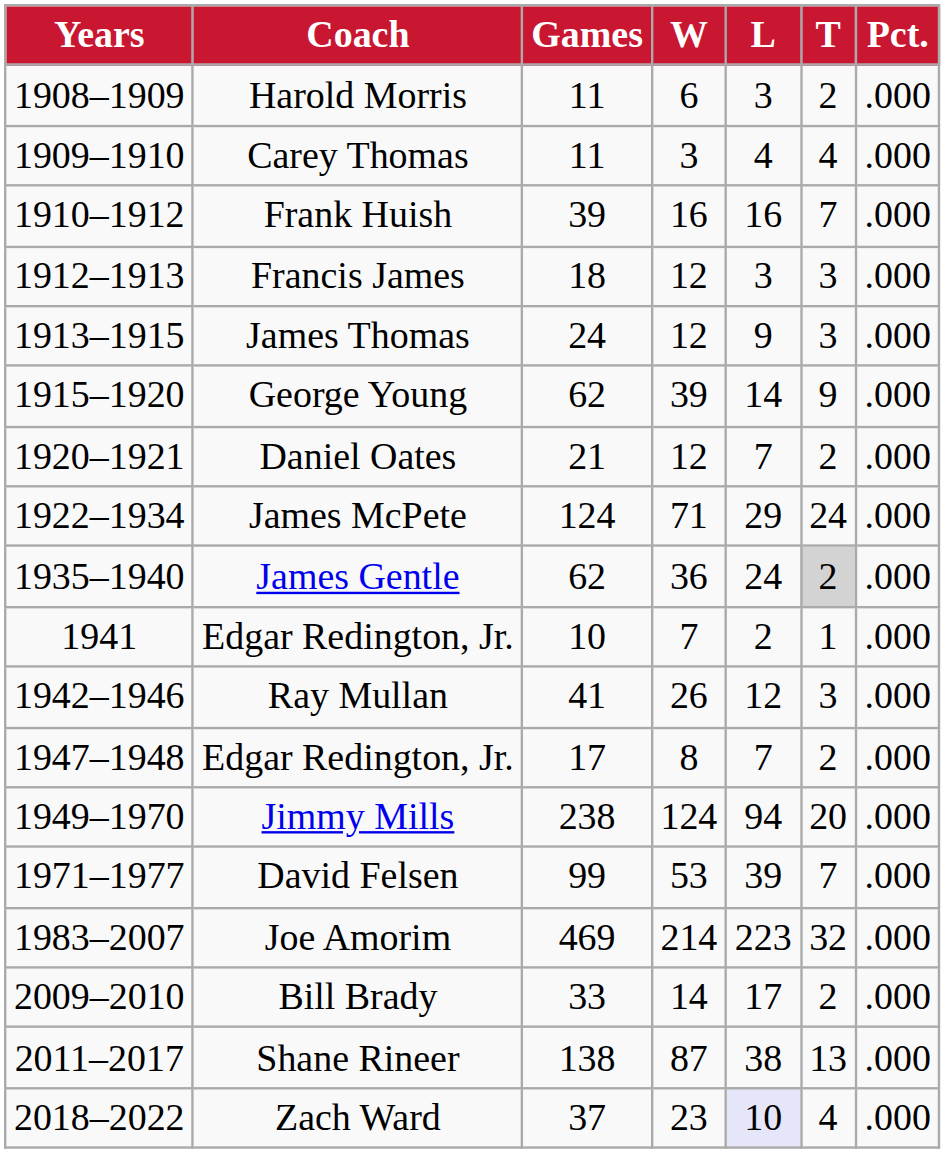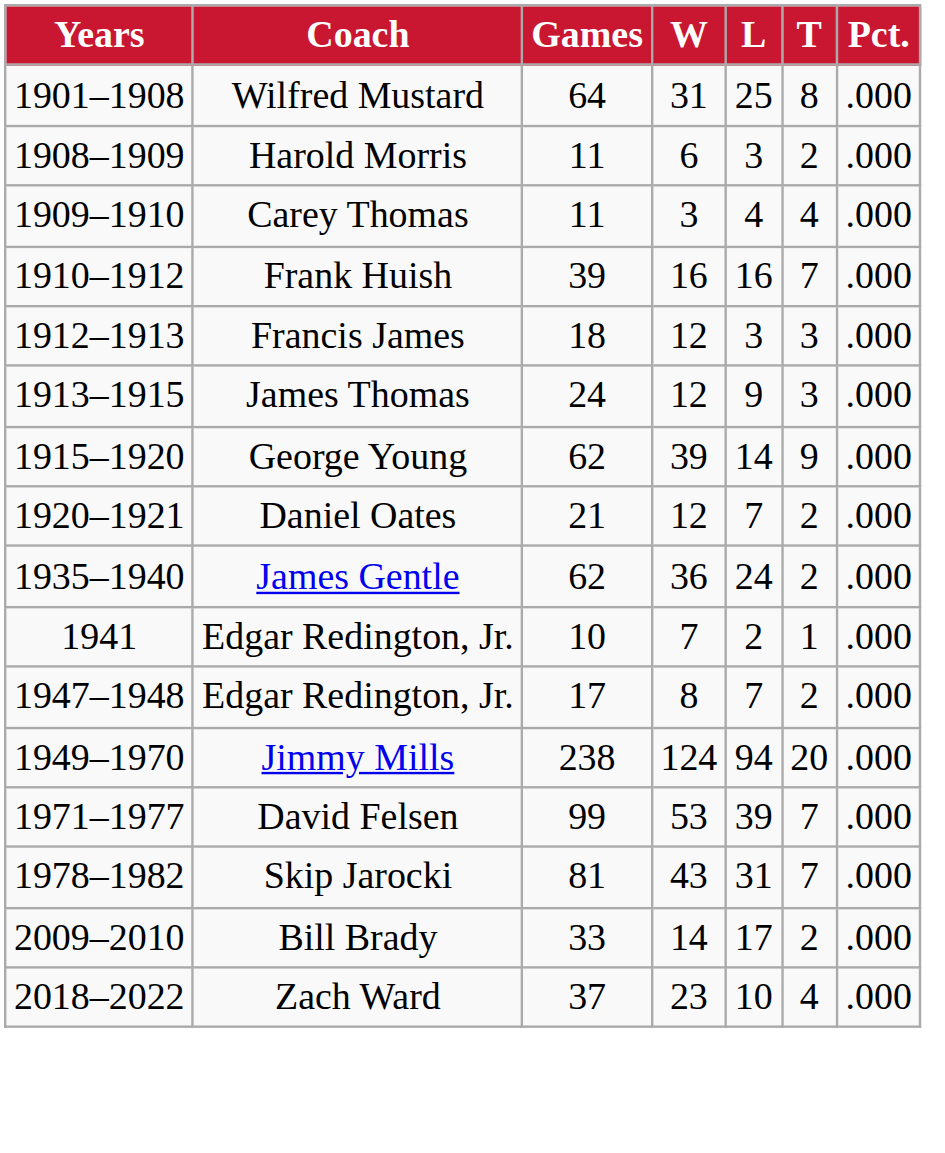+ row: (99, 94)
- row: (99, 515)
(828, 575) lightgrey background -> (809, 575) no background
- row: (99, 696)
+ row: (99, 876)
- row: (99, 936)
- row: (99, 1056)
(763, 1117) lavender background -> (754, 996) no background
